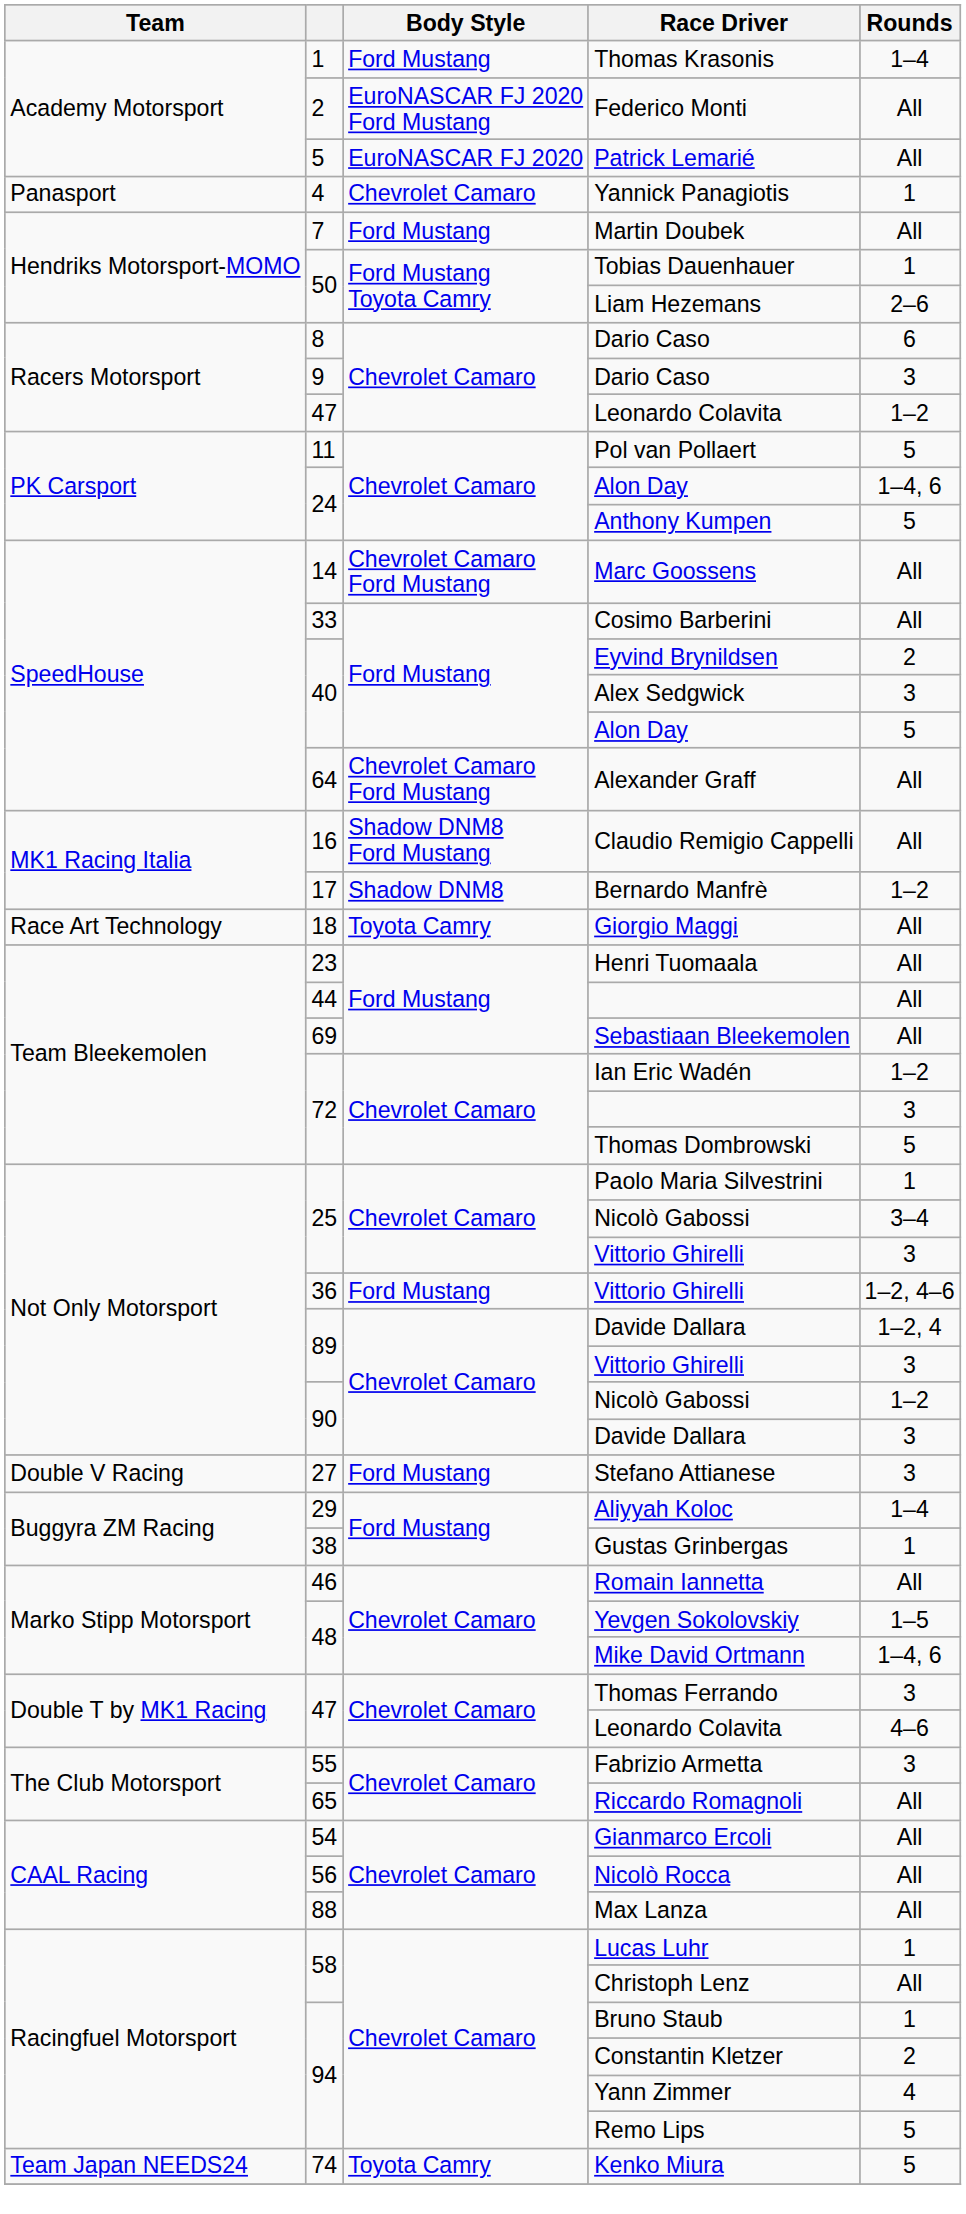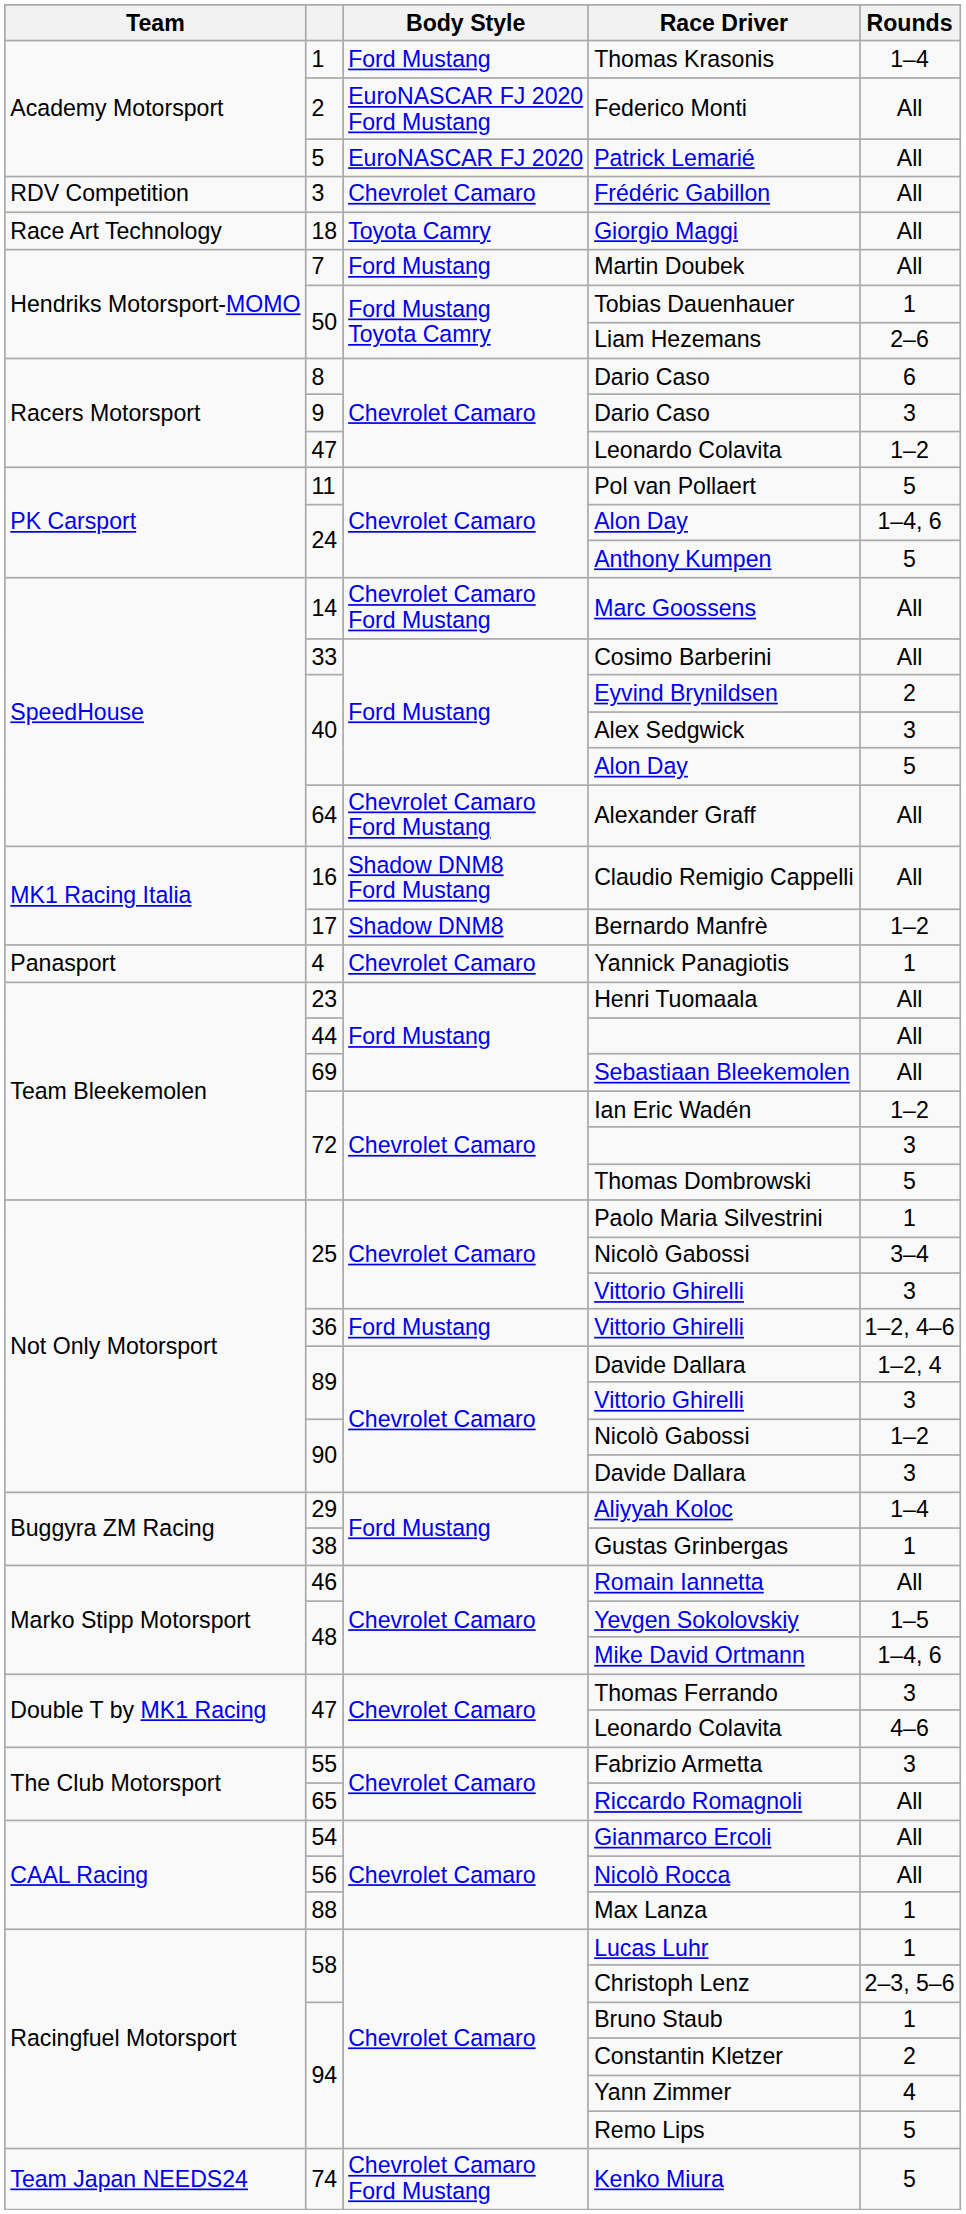+ row: (318, 194)
rows swapped: (318, 194) <-> (324, 926)
- row: (324, 1473)
(910, 1910) All -> (910, 1910) 1
(910, 1983) All -> (910, 1983) 2–3, 5–6
(419, 2166) Toyota Camry -> (442, 2178) Chevrolet Camaro Ford Mustang
